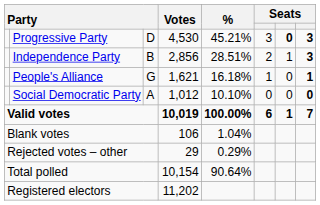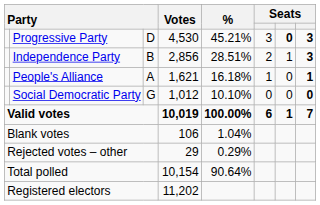(151, 76) G -> (150, 76) A
(150, 95) A -> (151, 95) G
